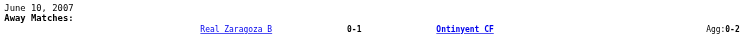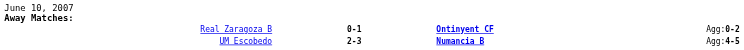+ row: (246, 41)
